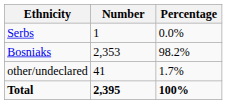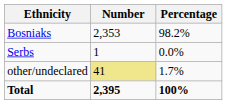rows swapped: (29, 52) <-> (20, 33)
(99, 71) no background -> (99, 71) khaki background
